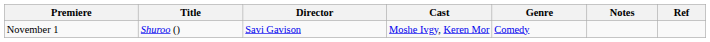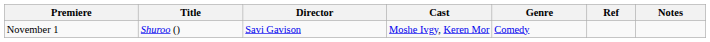columns swapped: (622, 12) <-> (681, 12)
